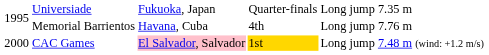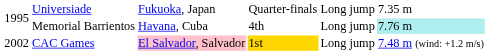(395, 26) no background -> (395, 26) paleturquoise background
(17, 43) 2000 -> (17, 43) 2002
